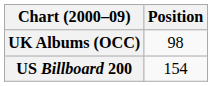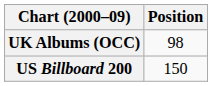(176, 68) 154 -> (176, 68) 150
